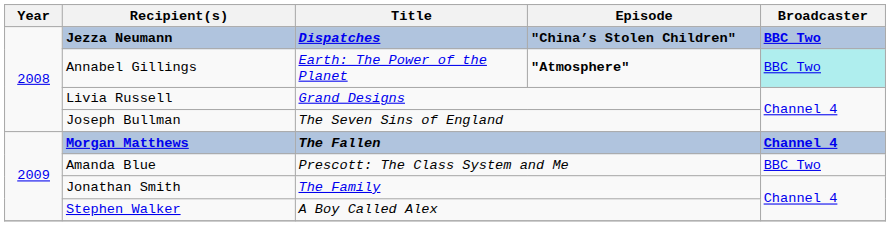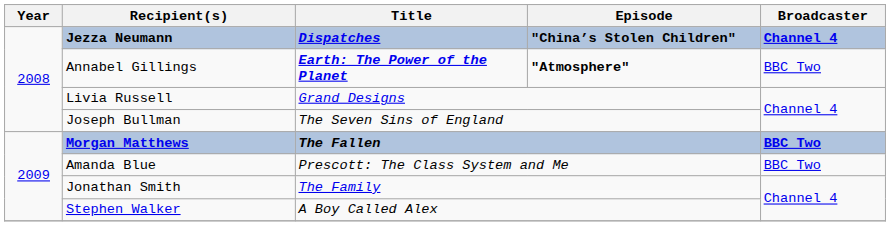(792, 38) BBC Two -> (801, 38) Channel 4
(393, 68) normal -> (393, 68) bold
(792, 68) paleturquoise background -> (792, 68) no background
(801, 143) Channel 4 -> (792, 143) BBC Two
